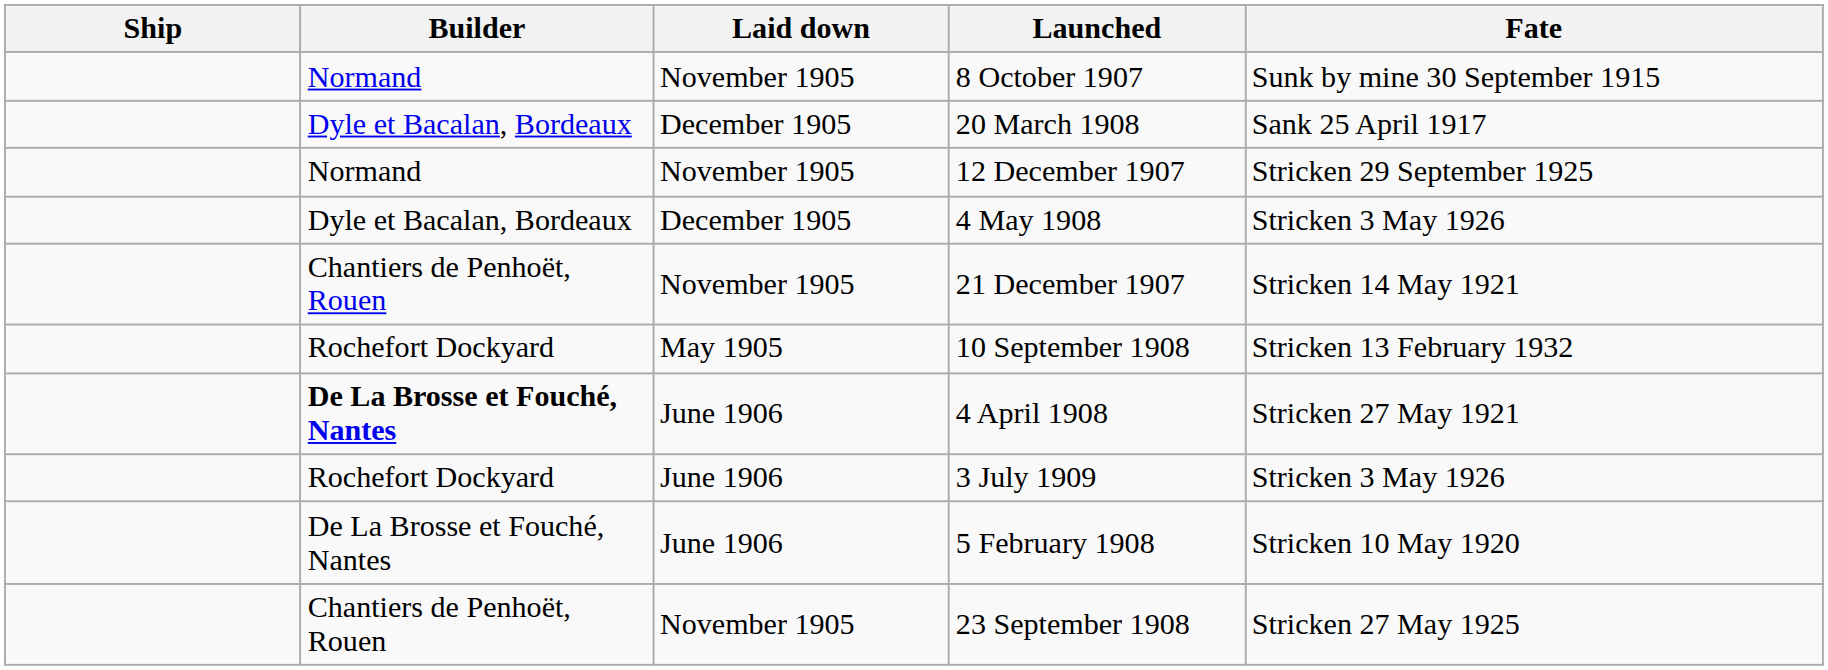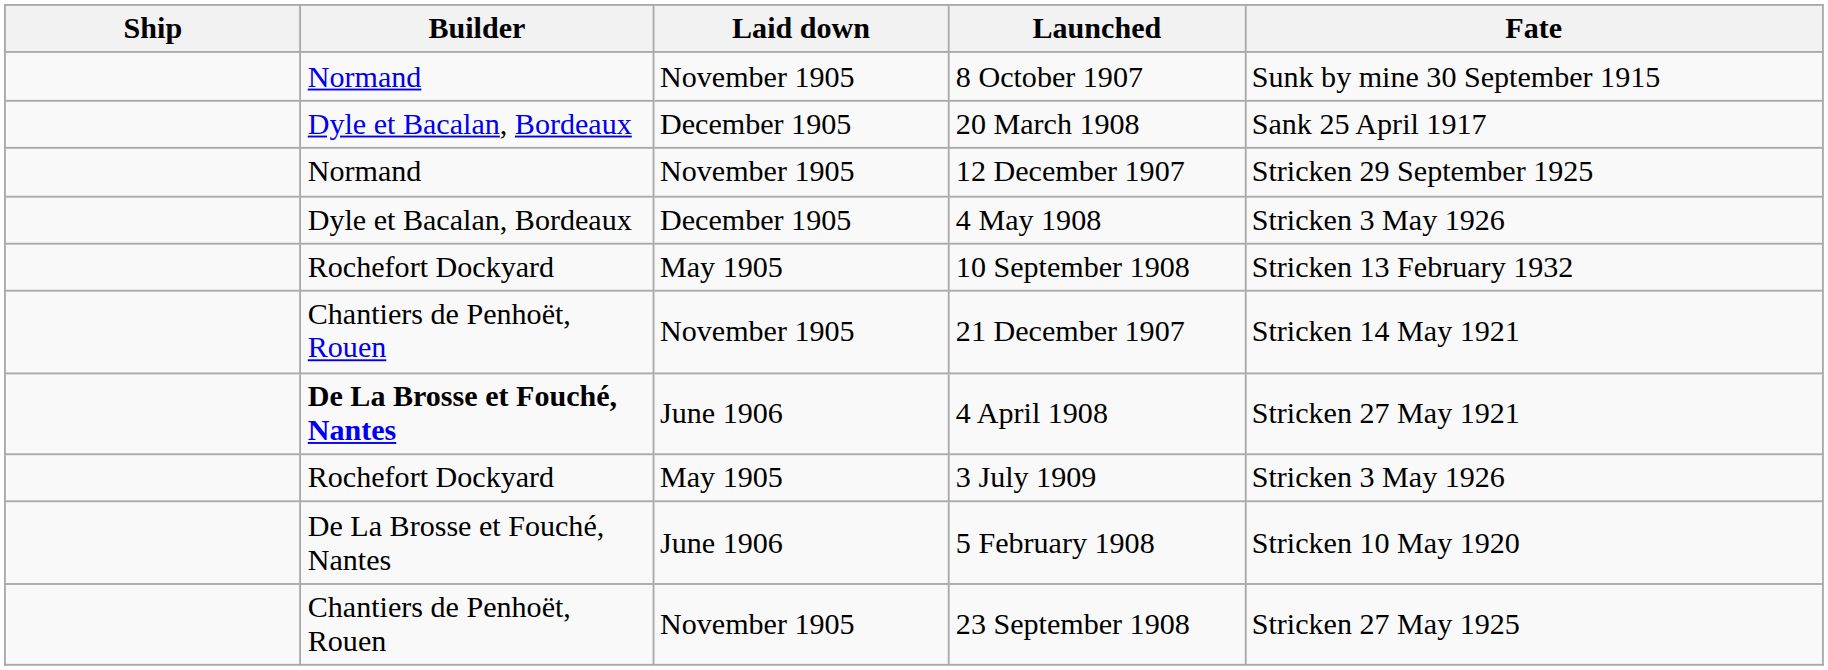rows swapped: (1070, 283) <-> (1073, 348)
(721, 477) June 1906 -> (721, 477) May 1905
